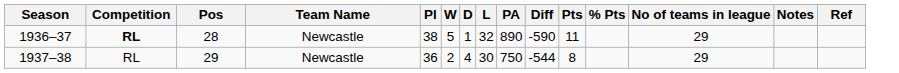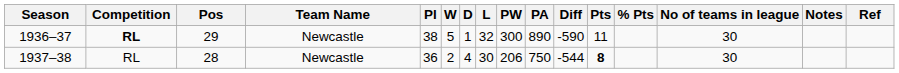+ column: (511, 15)
(211, 36) 28 -> (211, 36) 29
(701, 36) 29 -> (730, 36) 30
(211, 57) 29 -> (211, 57) 28
(572, 57) normal -> (601, 57) bold
(701, 57) 29 -> (730, 57) 30
